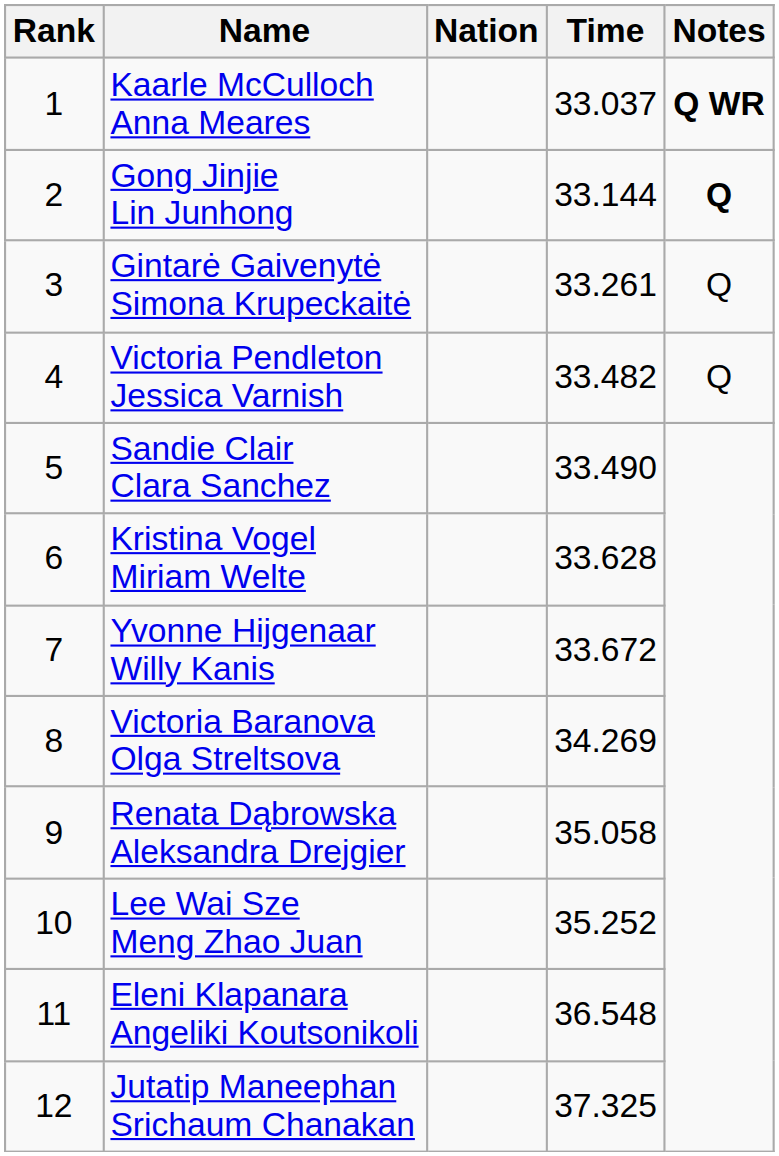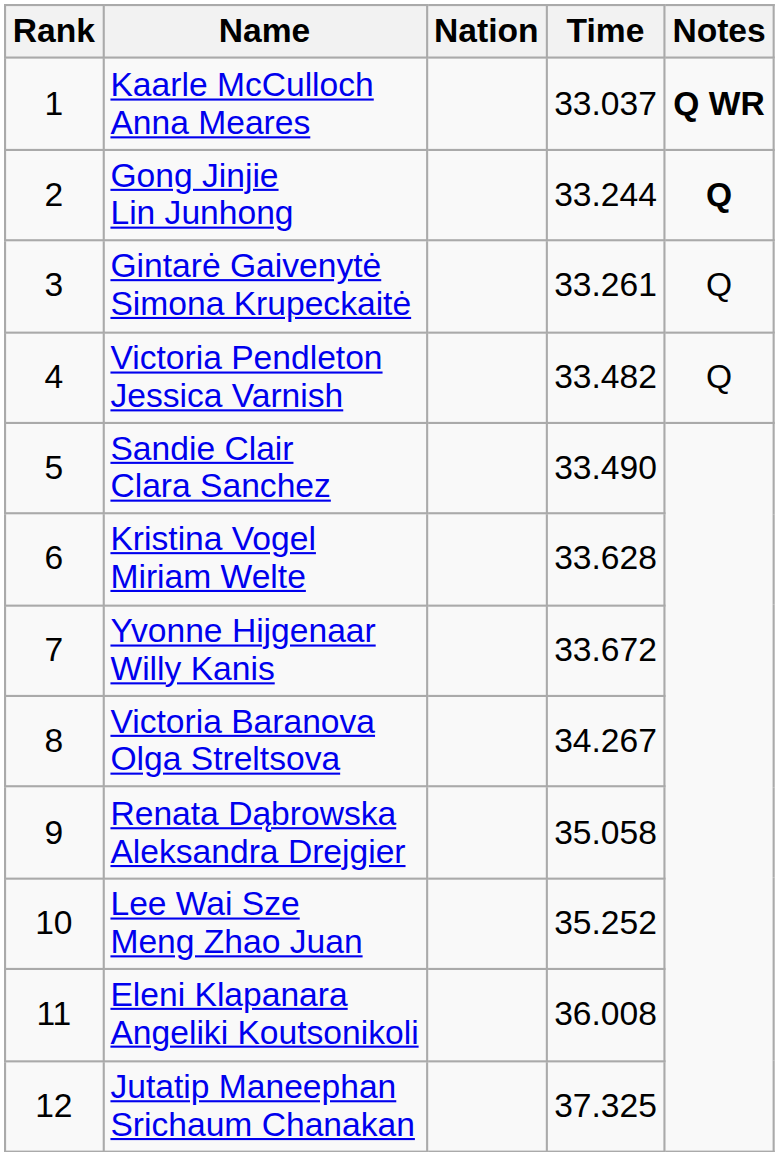(606, 194) 33.144 -> (606, 194) 33.244
(606, 740) 34.269 -> (606, 740) 34.267
(606, 1014) 36.548 -> (606, 1014) 36.008
